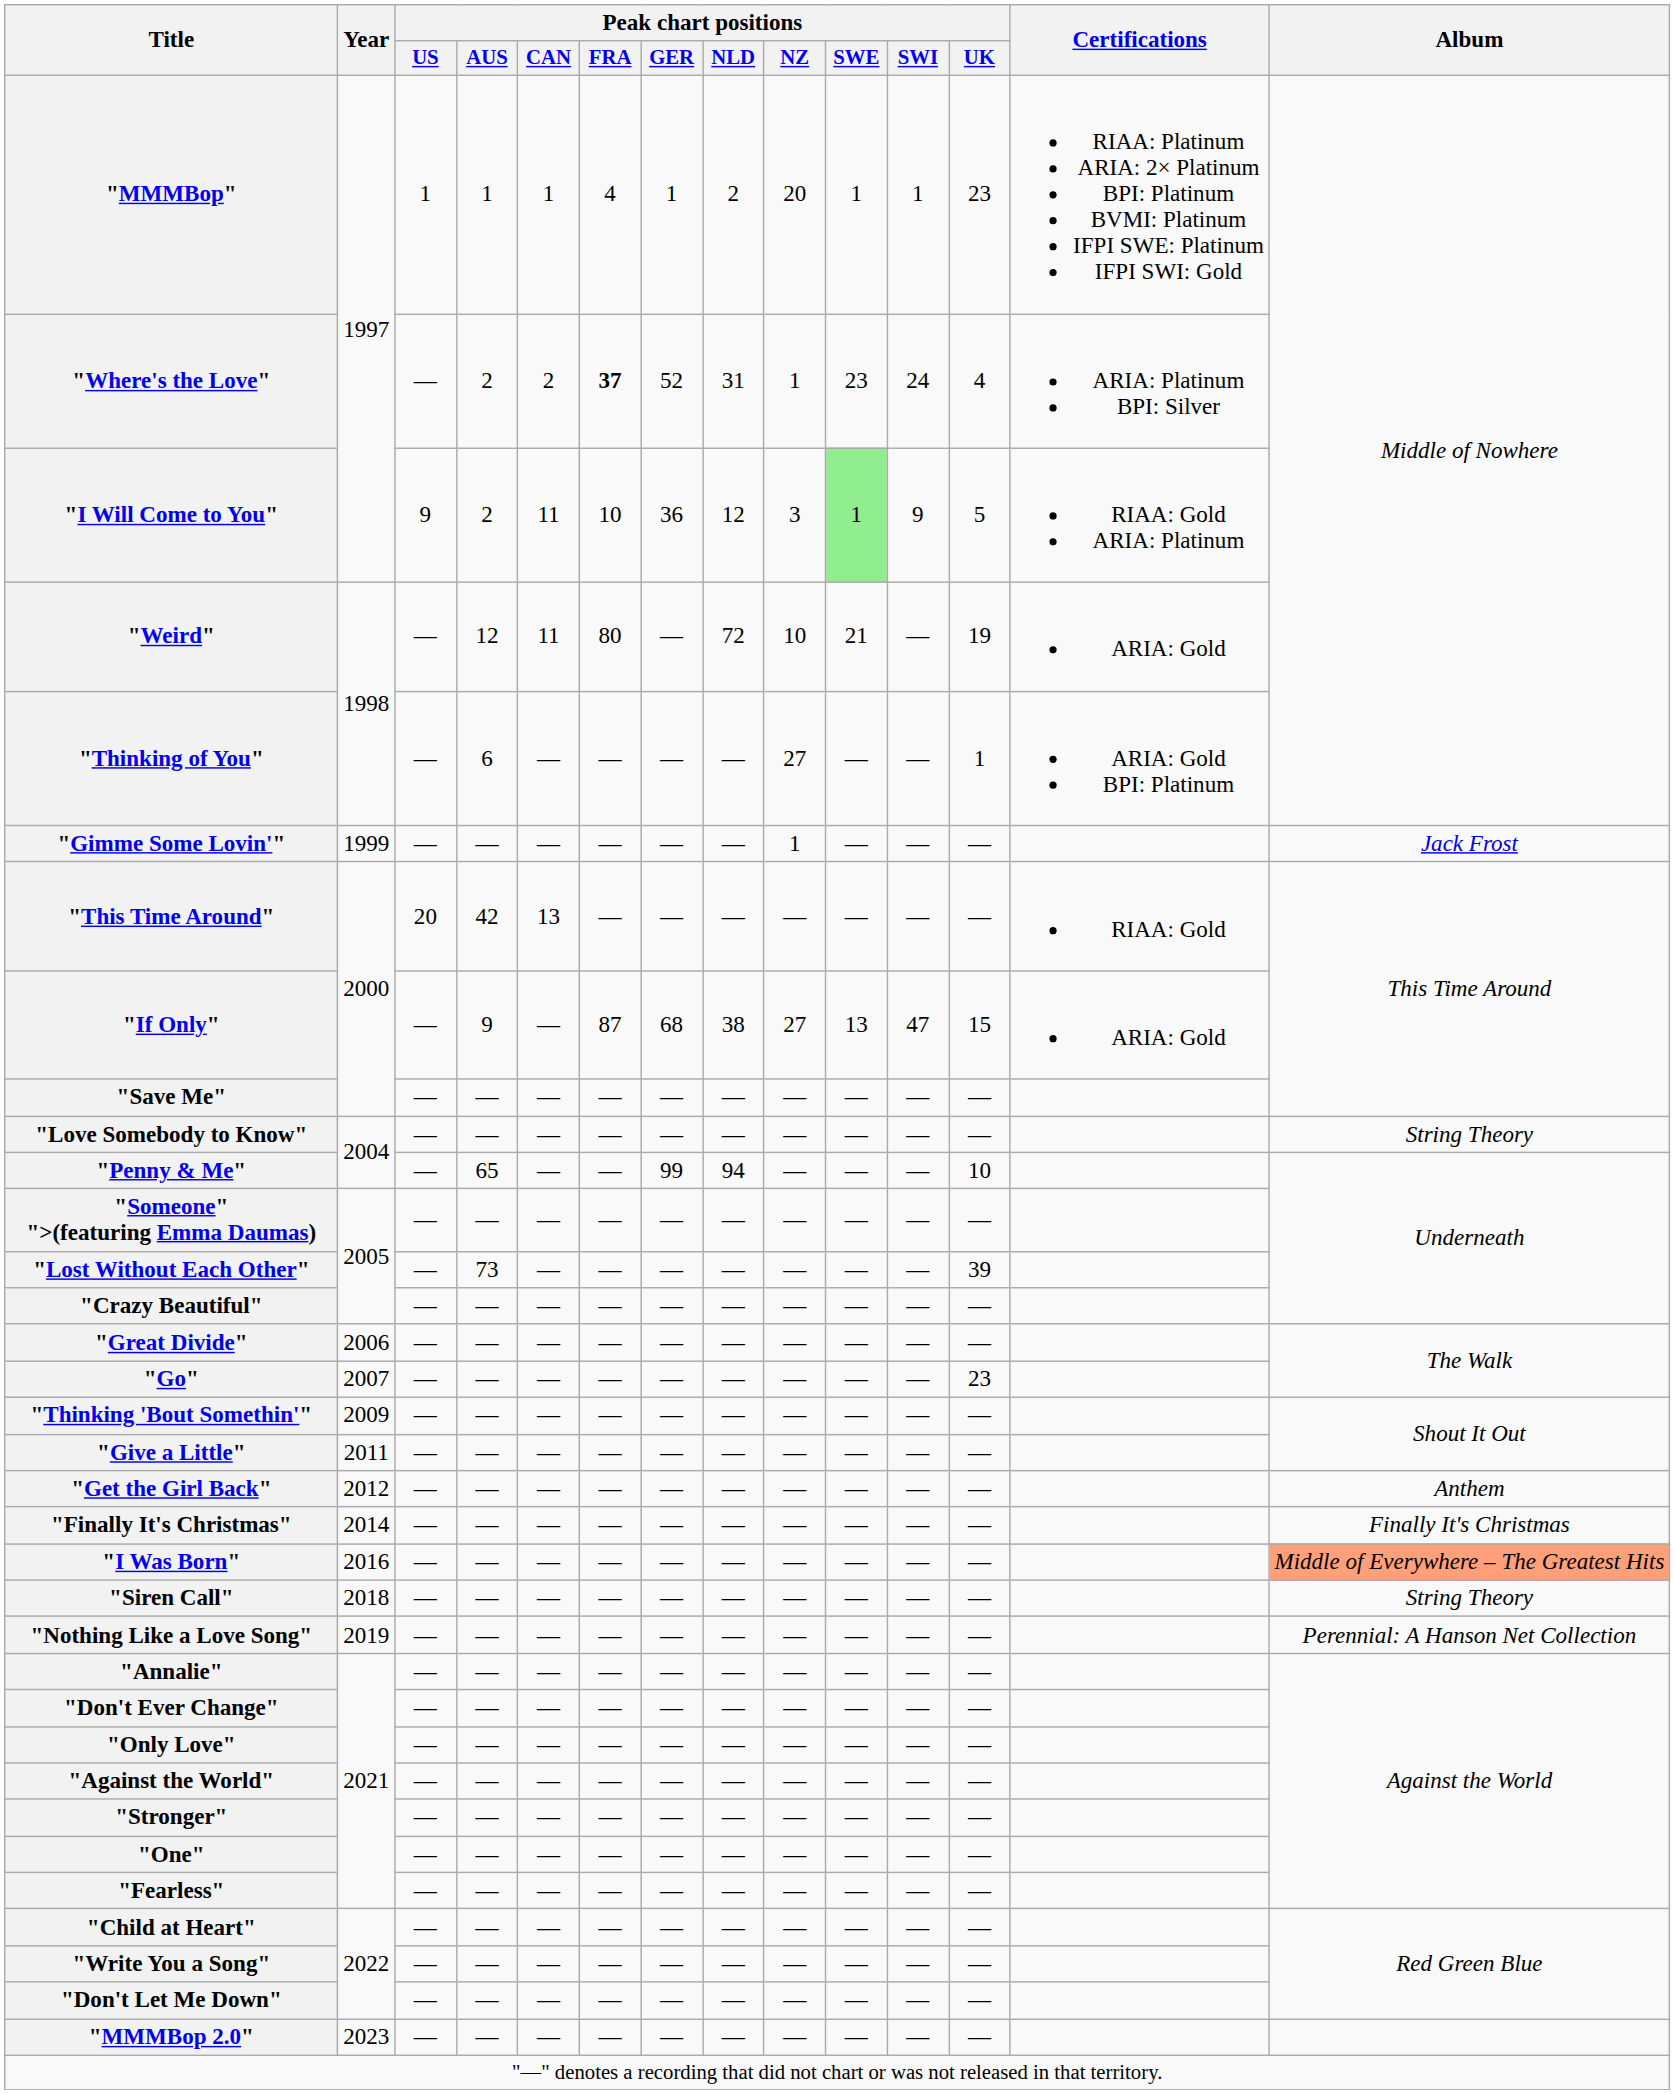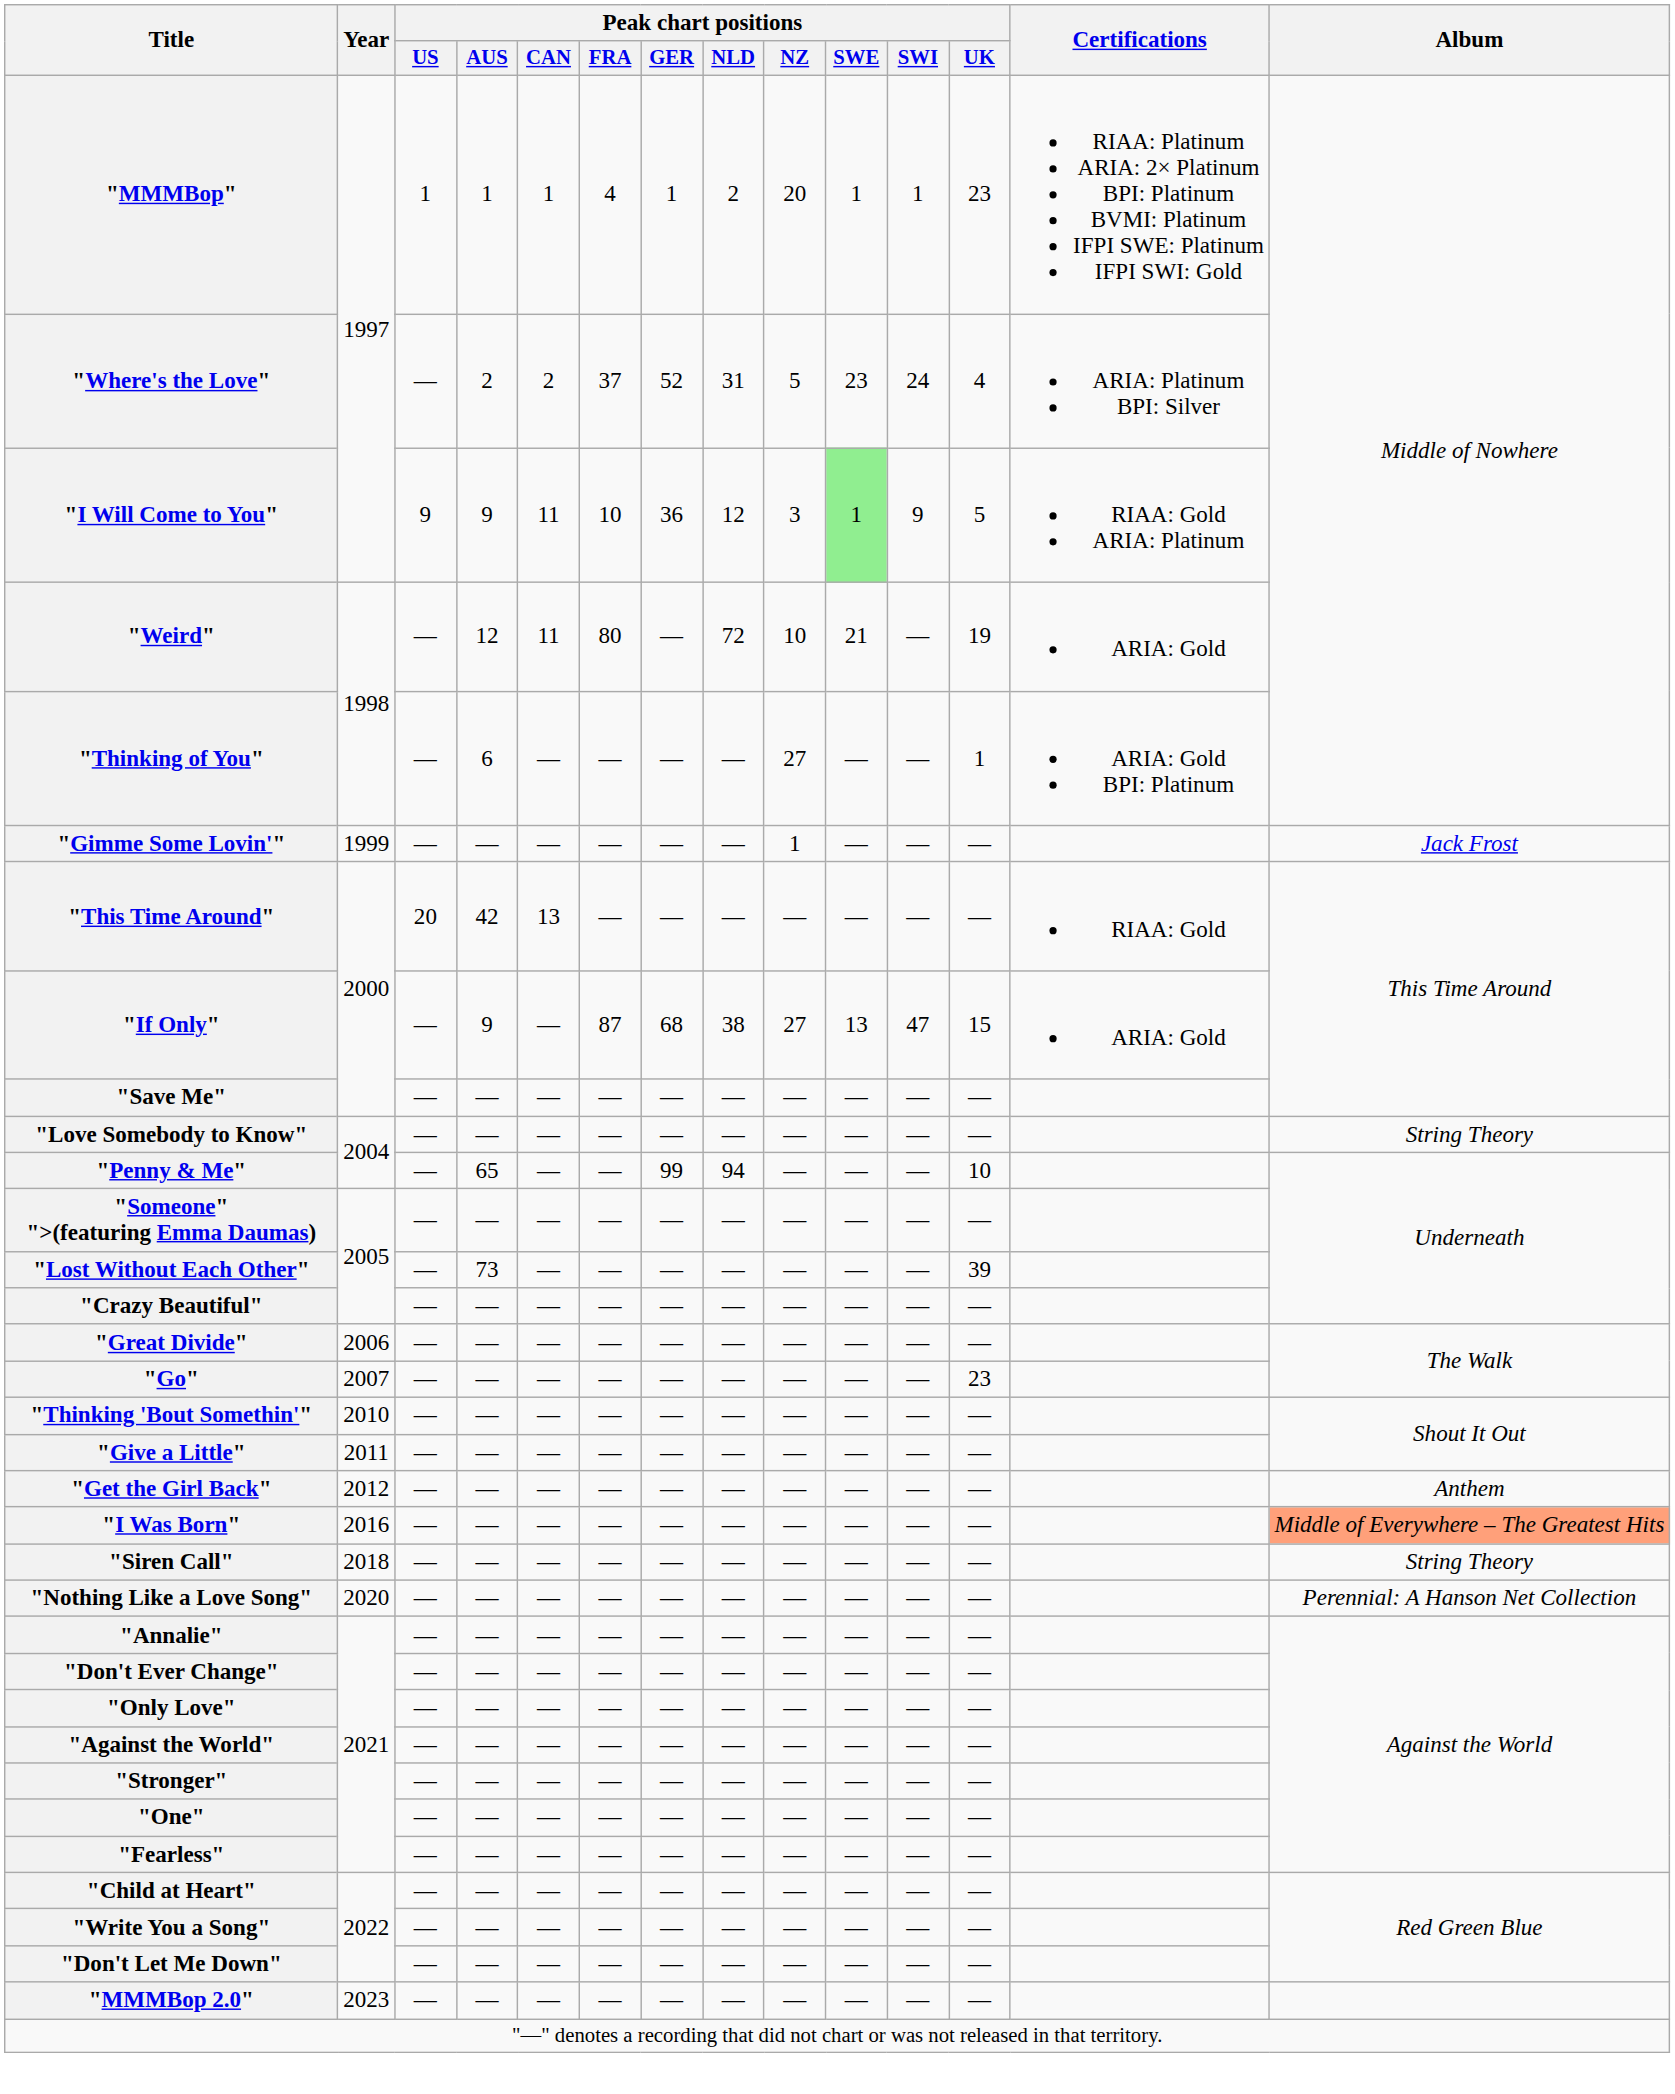(610, 380) bold -> (610, 380) normal
(795, 380) 1 -> (795, 380) 5
(487, 515) 2 -> (487, 515) 9
(366, 1415) 2009 -> (366, 1415) 2010
- row: (171, 1525)
(366, 1634) 2019 -> (366, 1598) 2020
